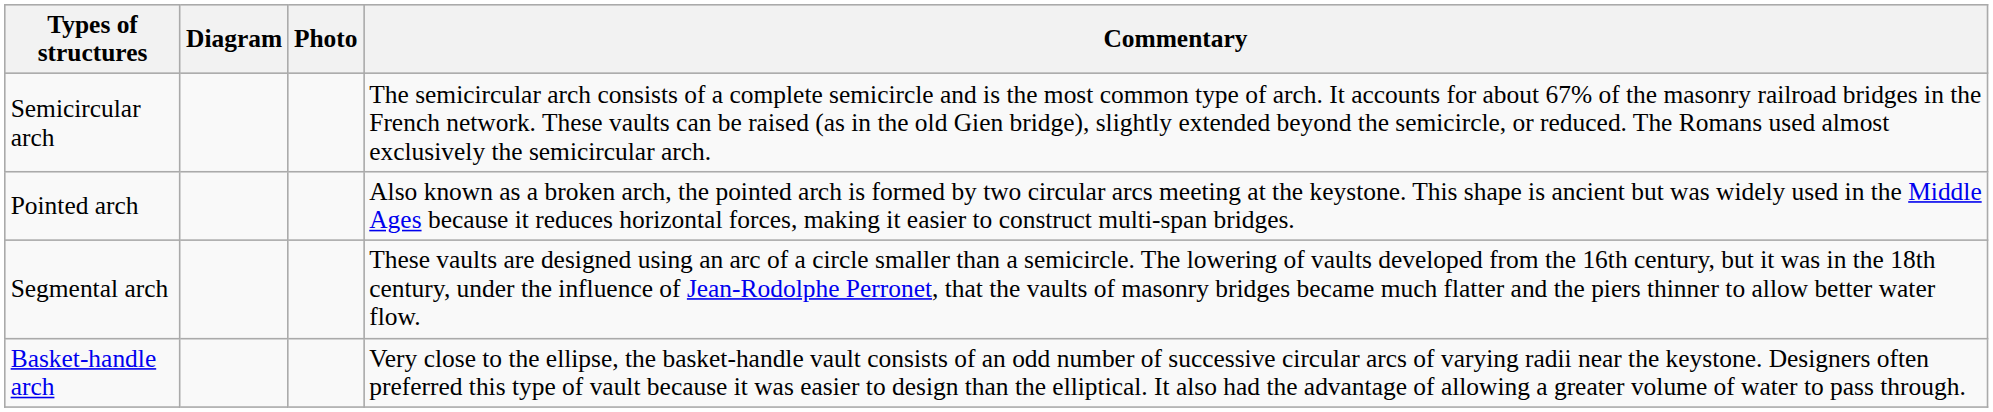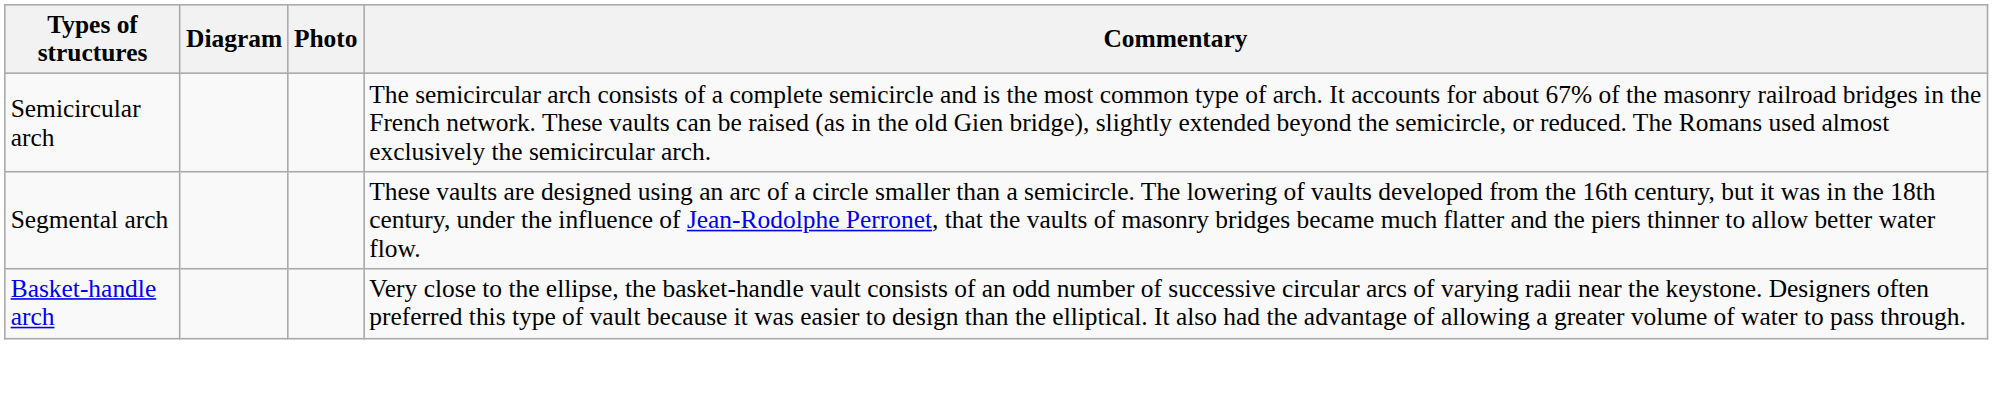- row: (75, 205)
